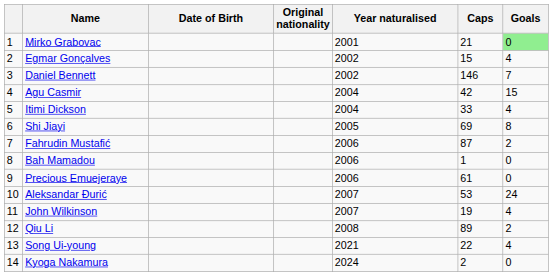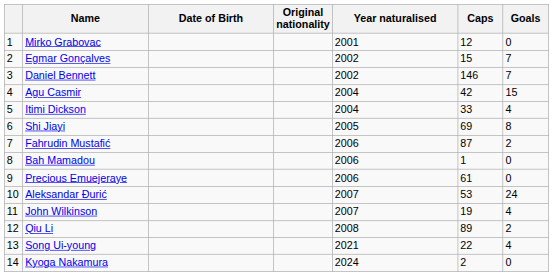(466, 42) 21 -> (466, 42) 12
(508, 42) lightgreen background -> (508, 42) no background
(508, 59) 4 -> (508, 59) 7
